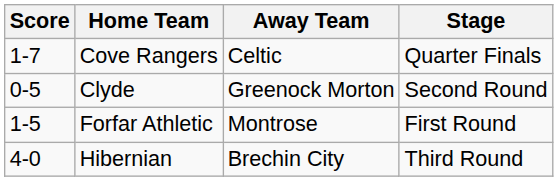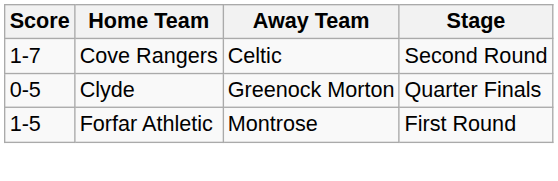(473, 55) Quarter Finals -> (476, 55) Second Round
(476, 90) Second Round -> (473, 90) Quarter Finals
- row: (126, 158)
